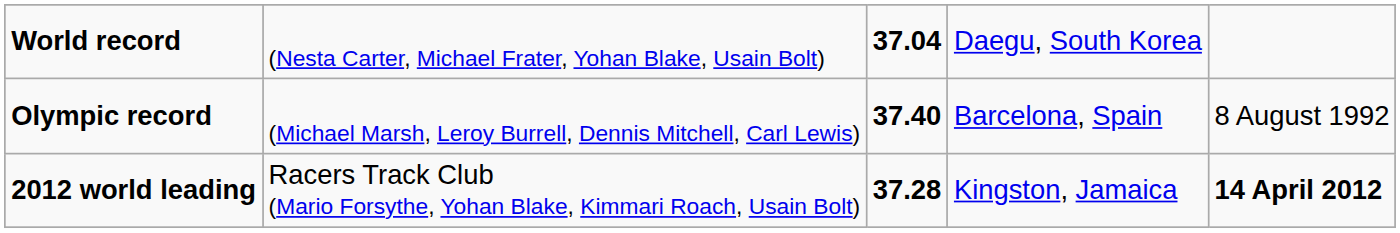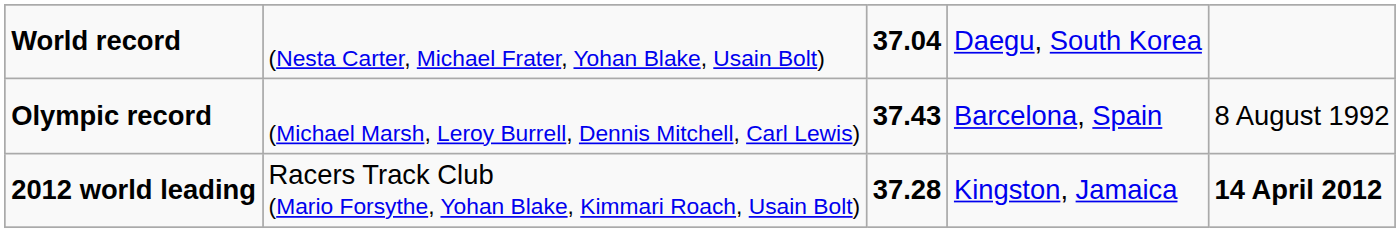(907, 115) 37.40 -> (907, 115) 37.43
